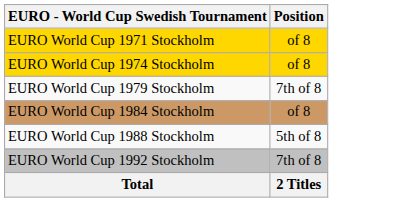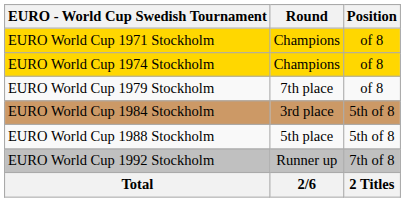+ column: (307, 16)
(299, 88) 7th of 8 -> (372, 88) of 8
(299, 112) of 8 -> (372, 112) 5th of 8
